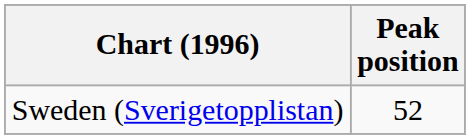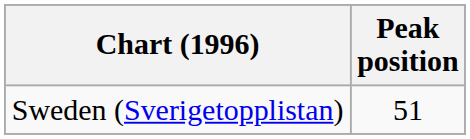(408, 109) 52 -> (408, 109) 51
